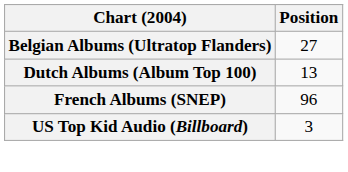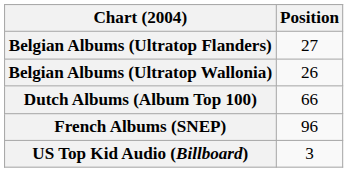+ row: (140, 72)
(309, 72) 13 -> (310, 99) 66
